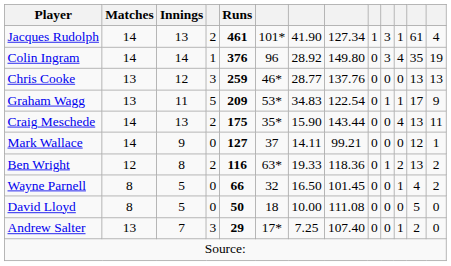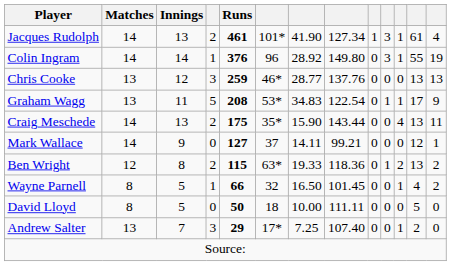(400, 57) 4 -> (400, 57) 1
(417, 57) 35 -> (417, 57) 55
(237, 100) 209 -> (237, 100) 208
(237, 164) 116 -> (237, 164) 115
(213, 185) 0 -> (213, 185) 1
(346, 206) 111.08 -> (346, 206) 111.11
